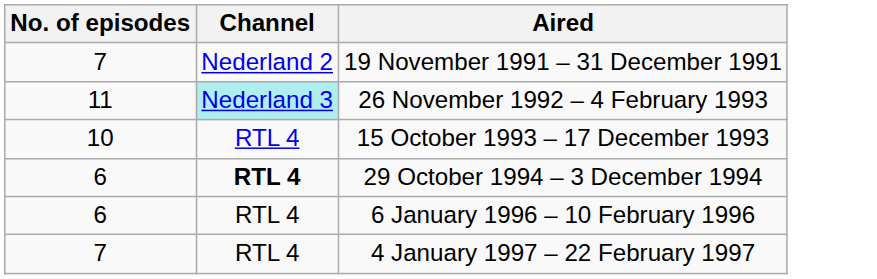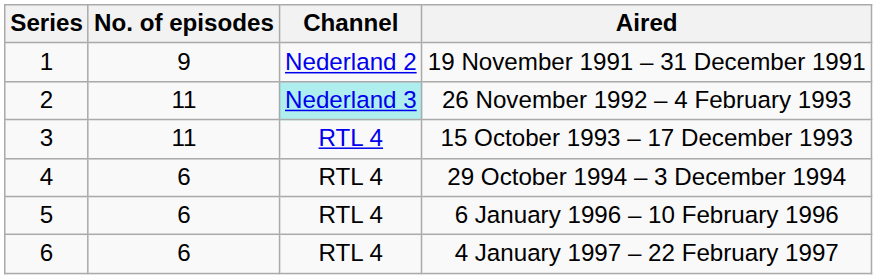+ column: (47, 23)
(100, 61) 7 -> (184, 61) 9
(100, 138) 10 -> (184, 138) 11
(267, 176) bold -> (351, 176) normal
(100, 253) 7 -> (184, 253) 6
